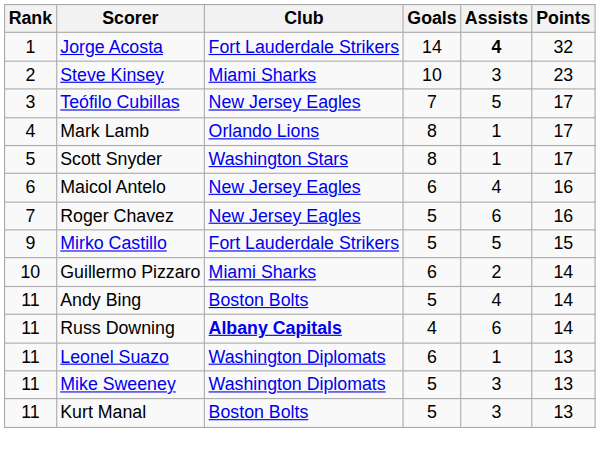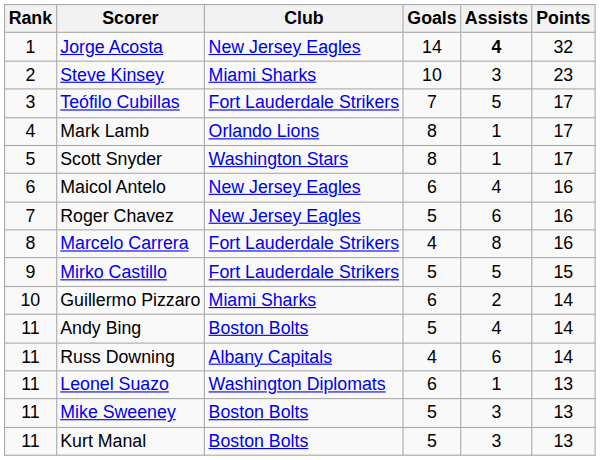(304, 46) Fort Lauderdale Strikers -> (285, 46) New Jersey Eagles
(285, 103) New Jersey Eagles -> (304, 103) Fort Lauderdale Strikers
+ row: (124, 243)
(275, 328) bold -> (270, 356) normal
(297, 384) Washington Diplomats -> (258, 412) Boston Bolts
